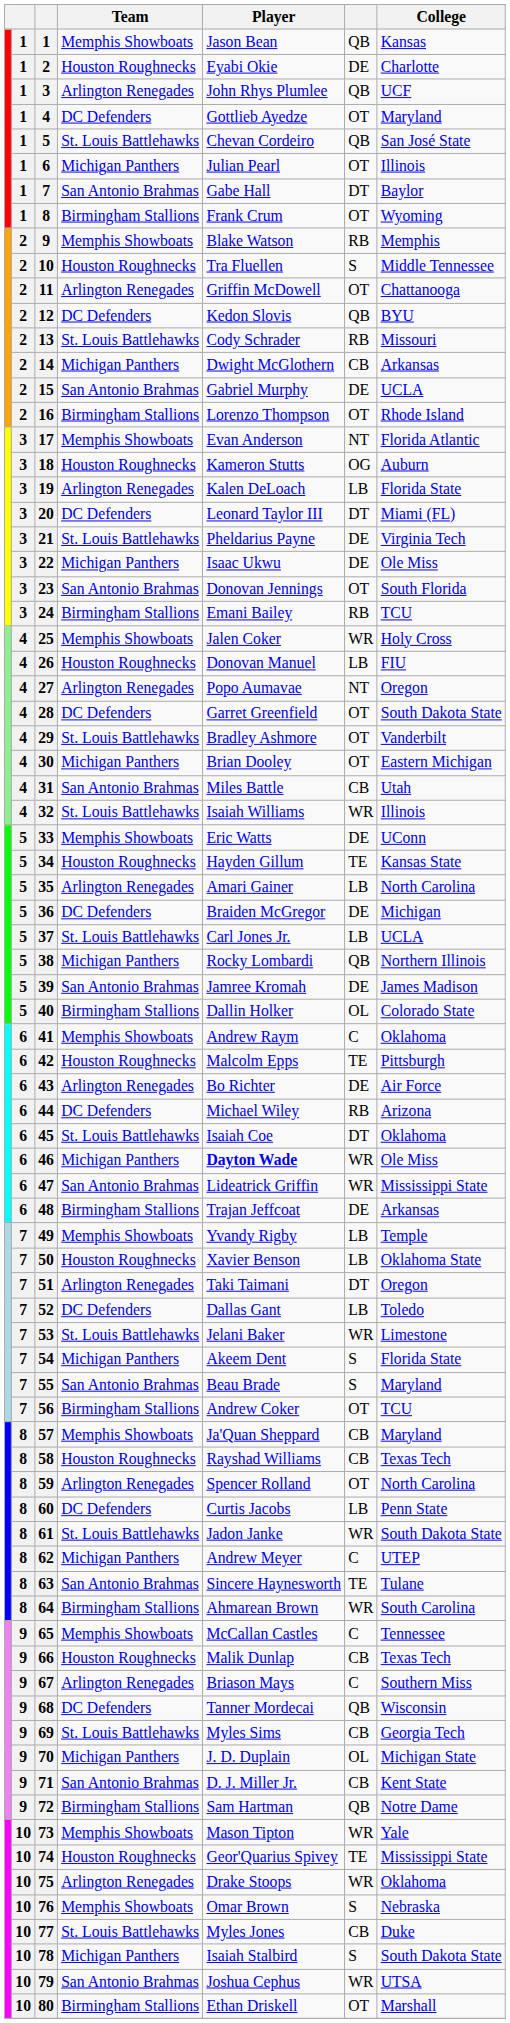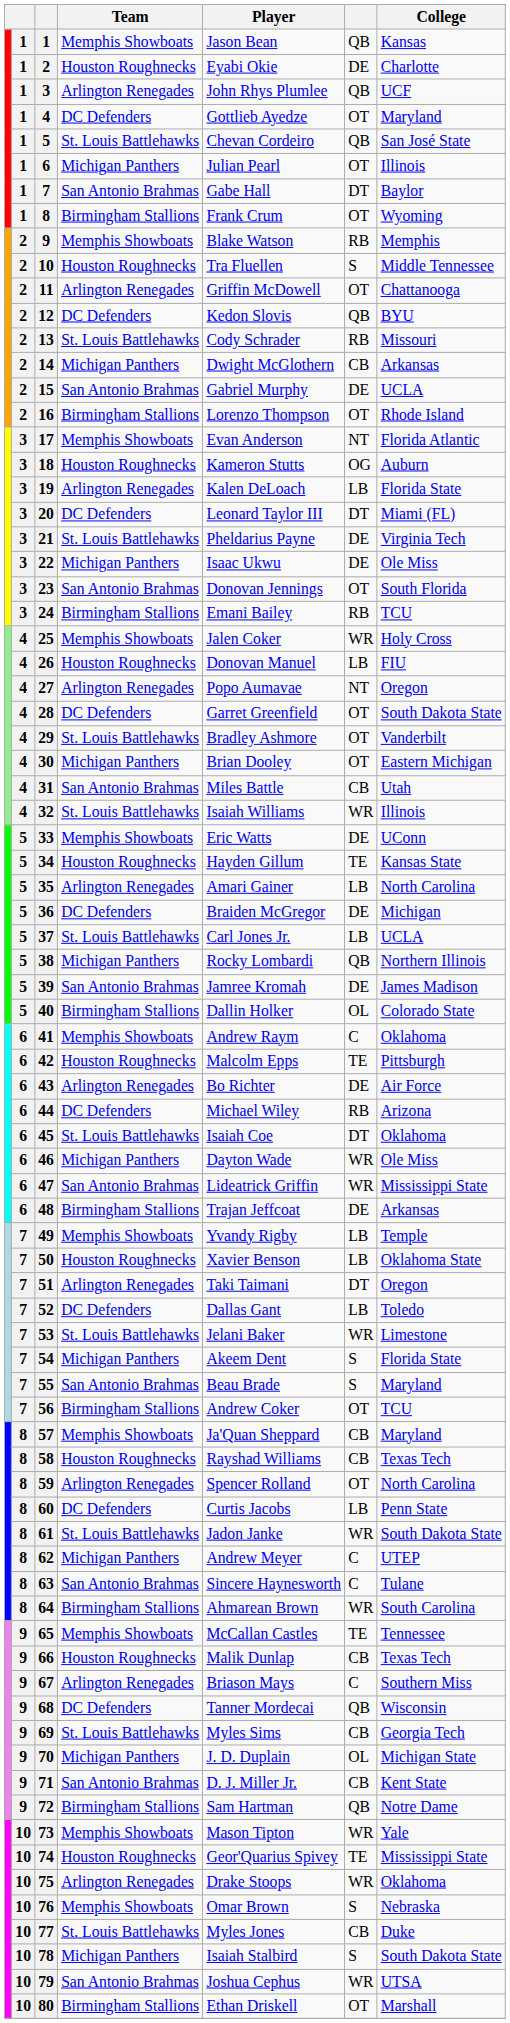(252, 1160) bold -> (249, 1160) normal
(358, 1583) TE -> (353, 1583) C
(353, 1633) C -> (358, 1633) TE
